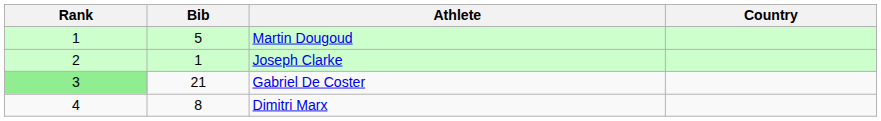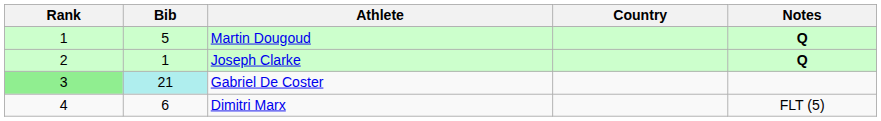+ column: (802, 15)
(198, 82) no background -> (165, 82) paleturquoise background
(198, 104) 8 -> (165, 104) 6
